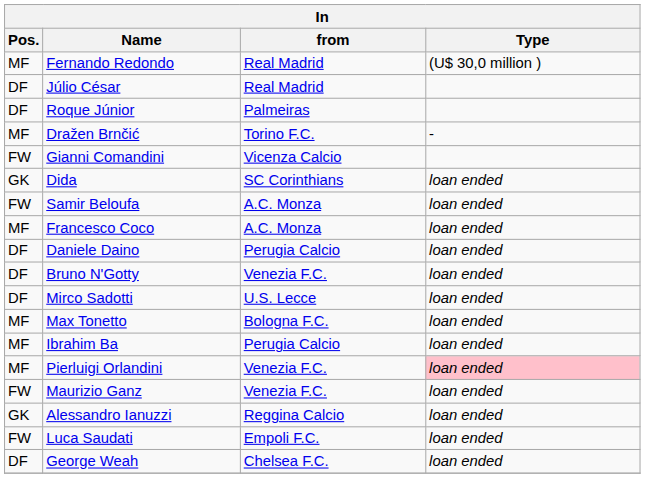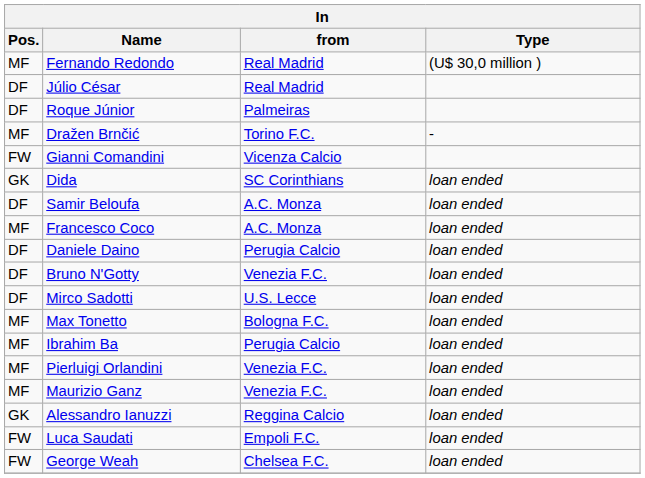(20, 204) FW -> (18, 204) DF
(466, 368) pink background -> (466, 368) no background
(20, 392) FW -> (19, 392) MF
(18, 462) DF -> (20, 462) FW
